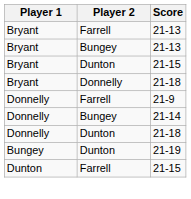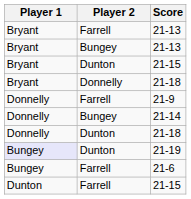(25, 151) no background -> (25, 151) lavender background
+ row: (95, 168)
